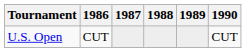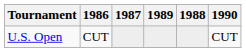columns swapped: (160, 15) <-> (192, 15)
